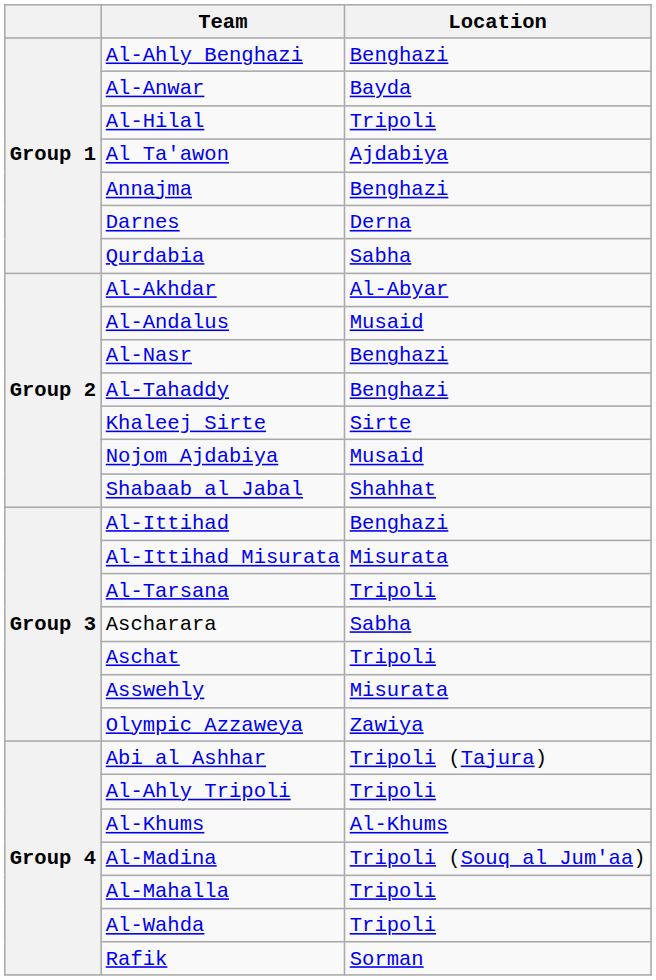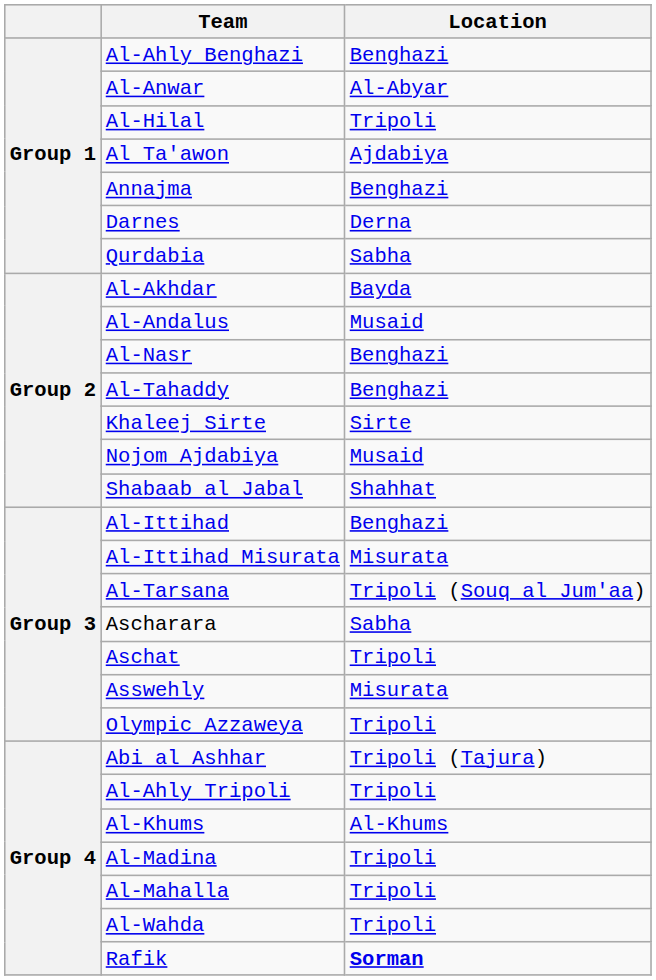(381, 88) Bayda -> (399, 88) Al-Abyar
(399, 289) Al-Abyar -> (381, 289) Bayda
(393, 591) Tripoli -> (498, 591) Tripoli (Souq al Jum'aa)
(387, 725) Zawiya -> (393, 725) Tripoli
(498, 858) Tripoli (Souq al Jum'aa) -> (393, 858) Tripoli
(387, 959) normal -> (387, 959) bold
